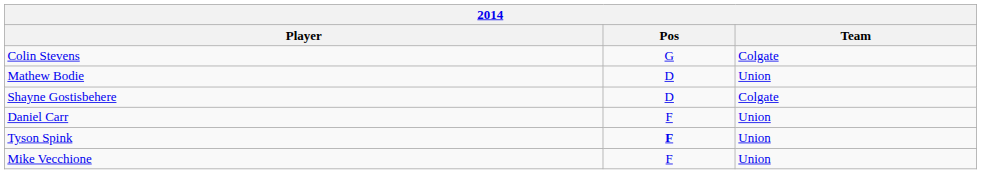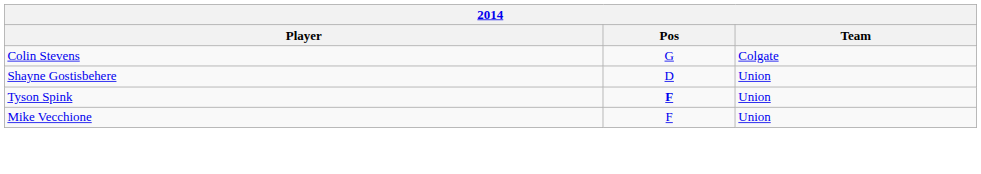- row: (46, 76)
(758, 96) Colgate -> (755, 76) Union
- row: (38, 117)
